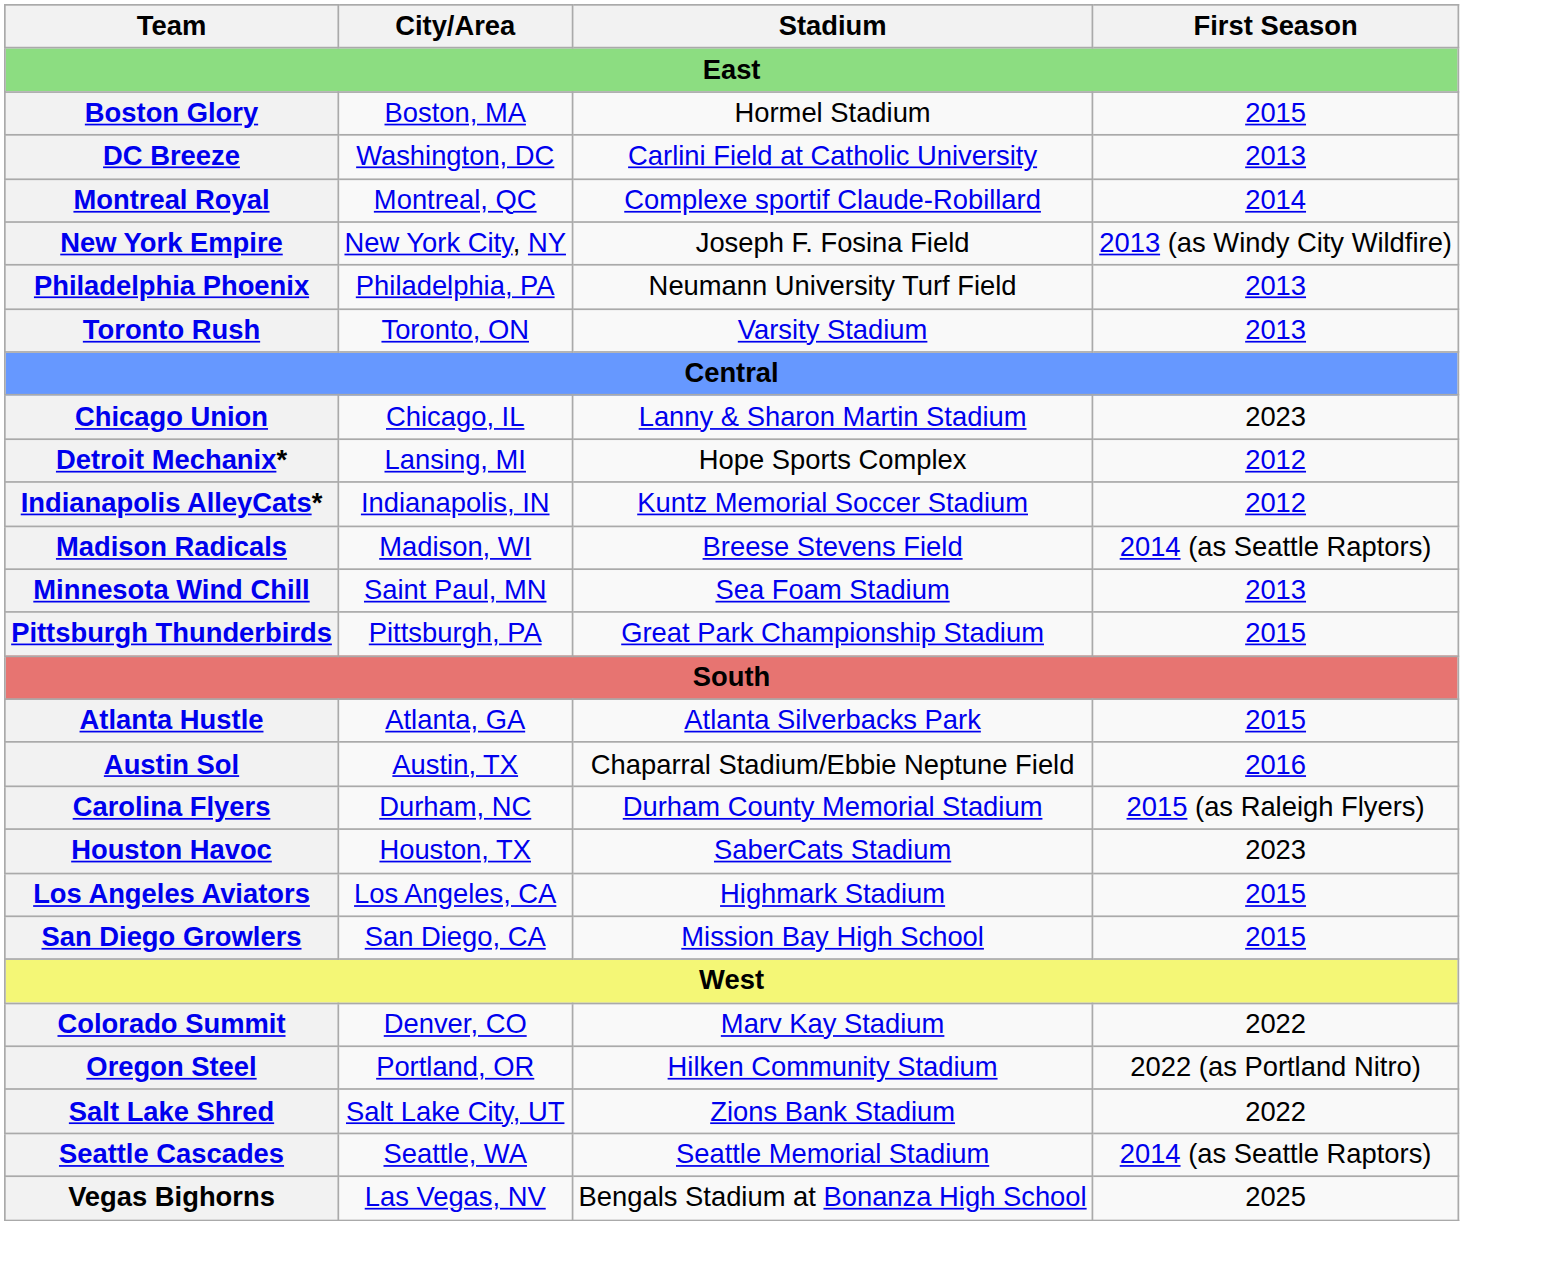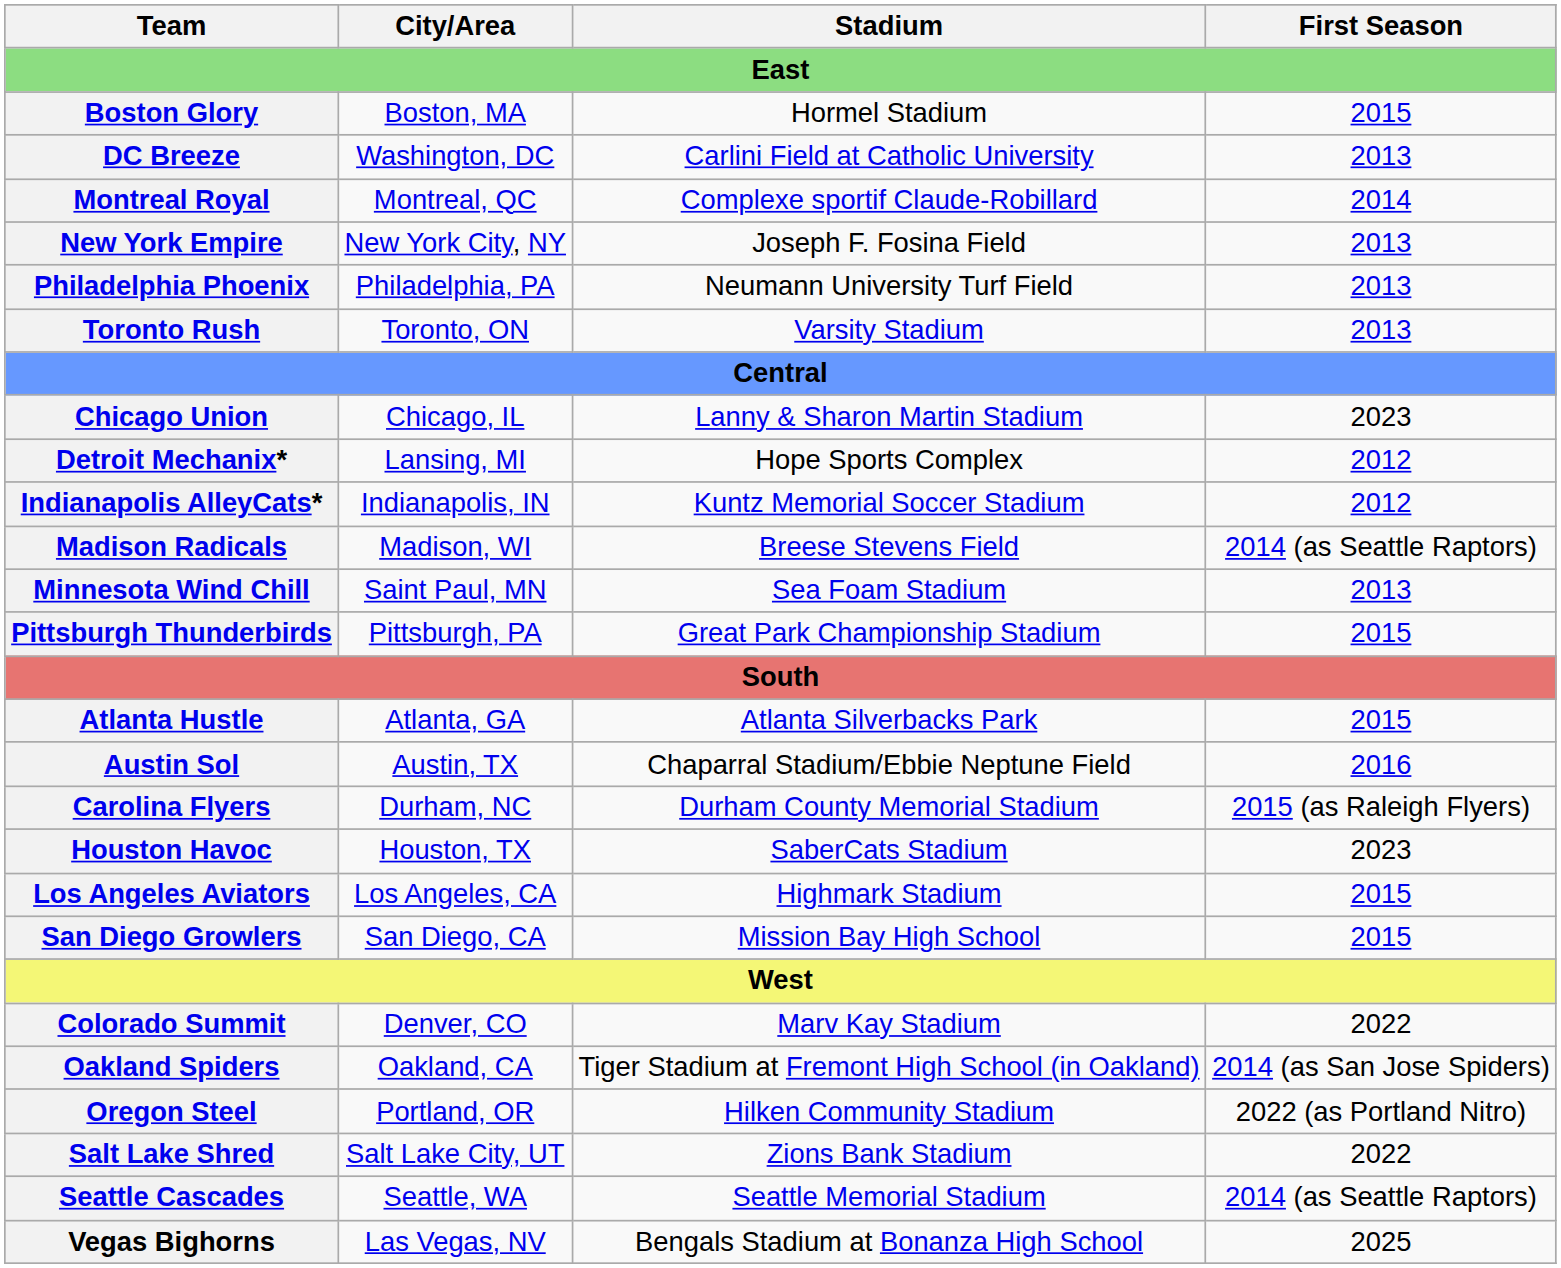(1276, 243) 2013 (as Windy City Wildfire) -> (1381, 243) 2013
+ row: (172, 1067)
